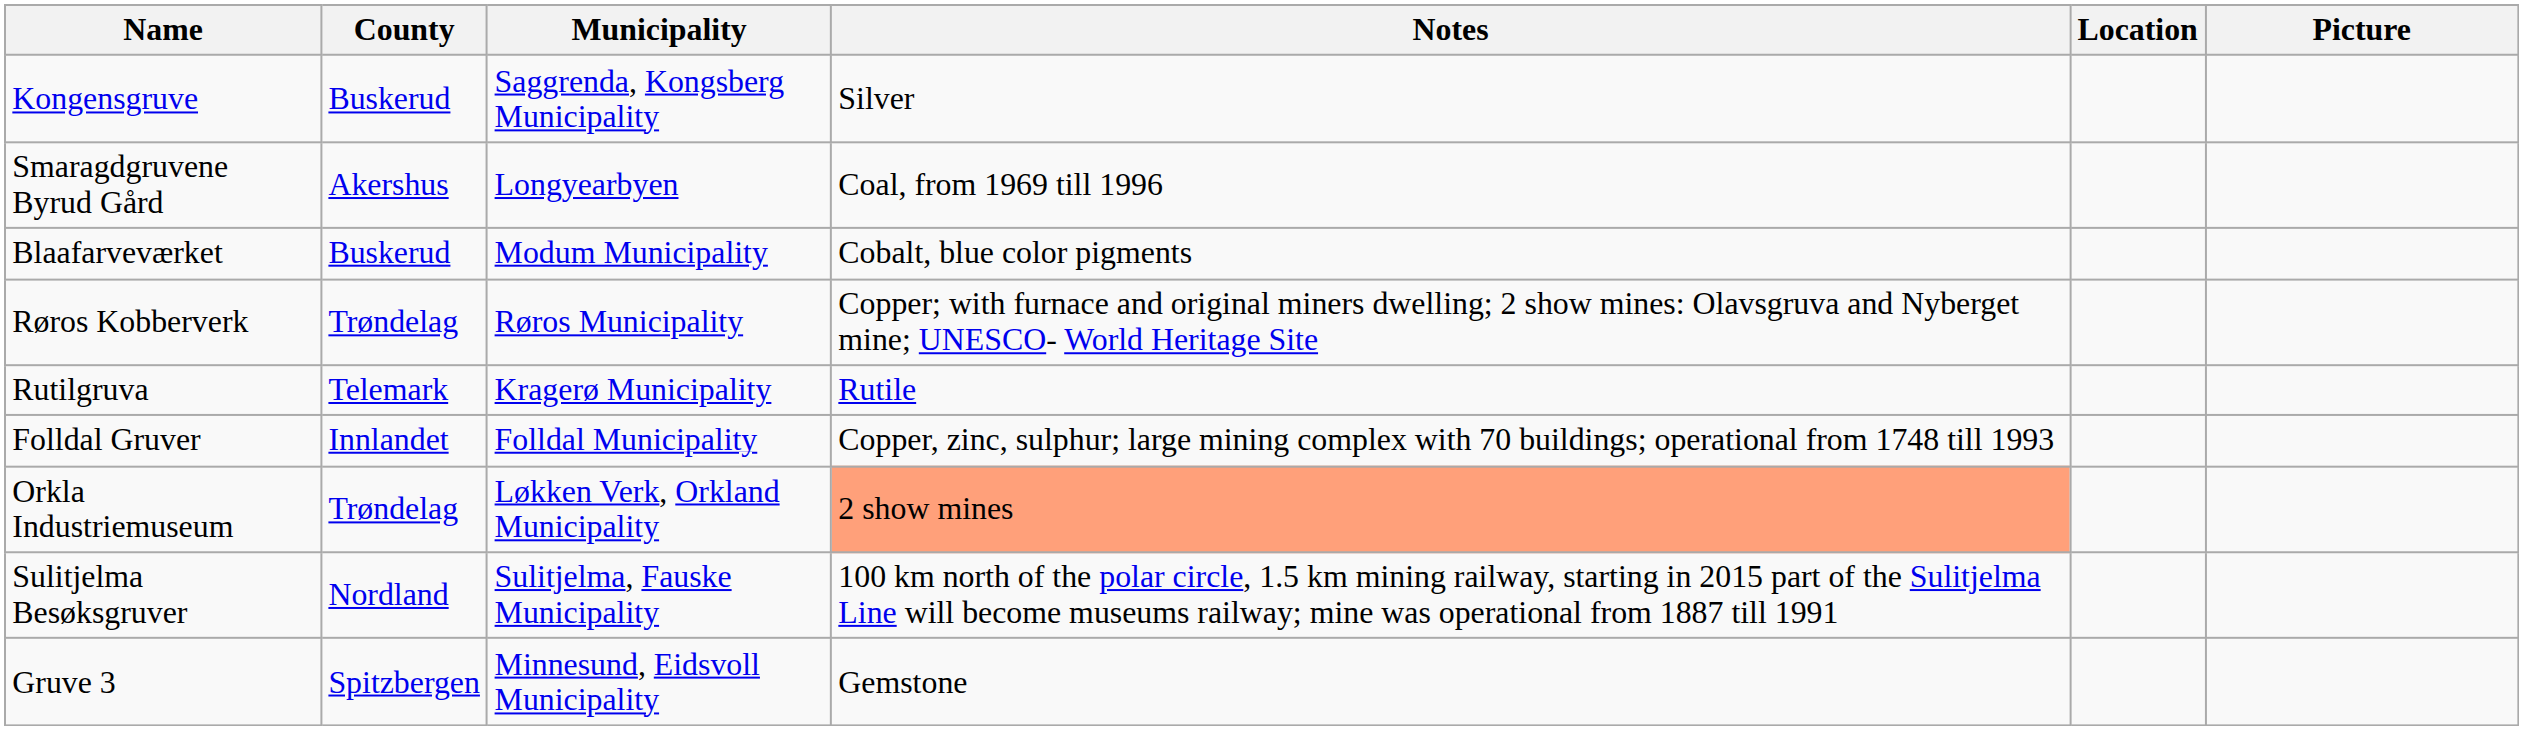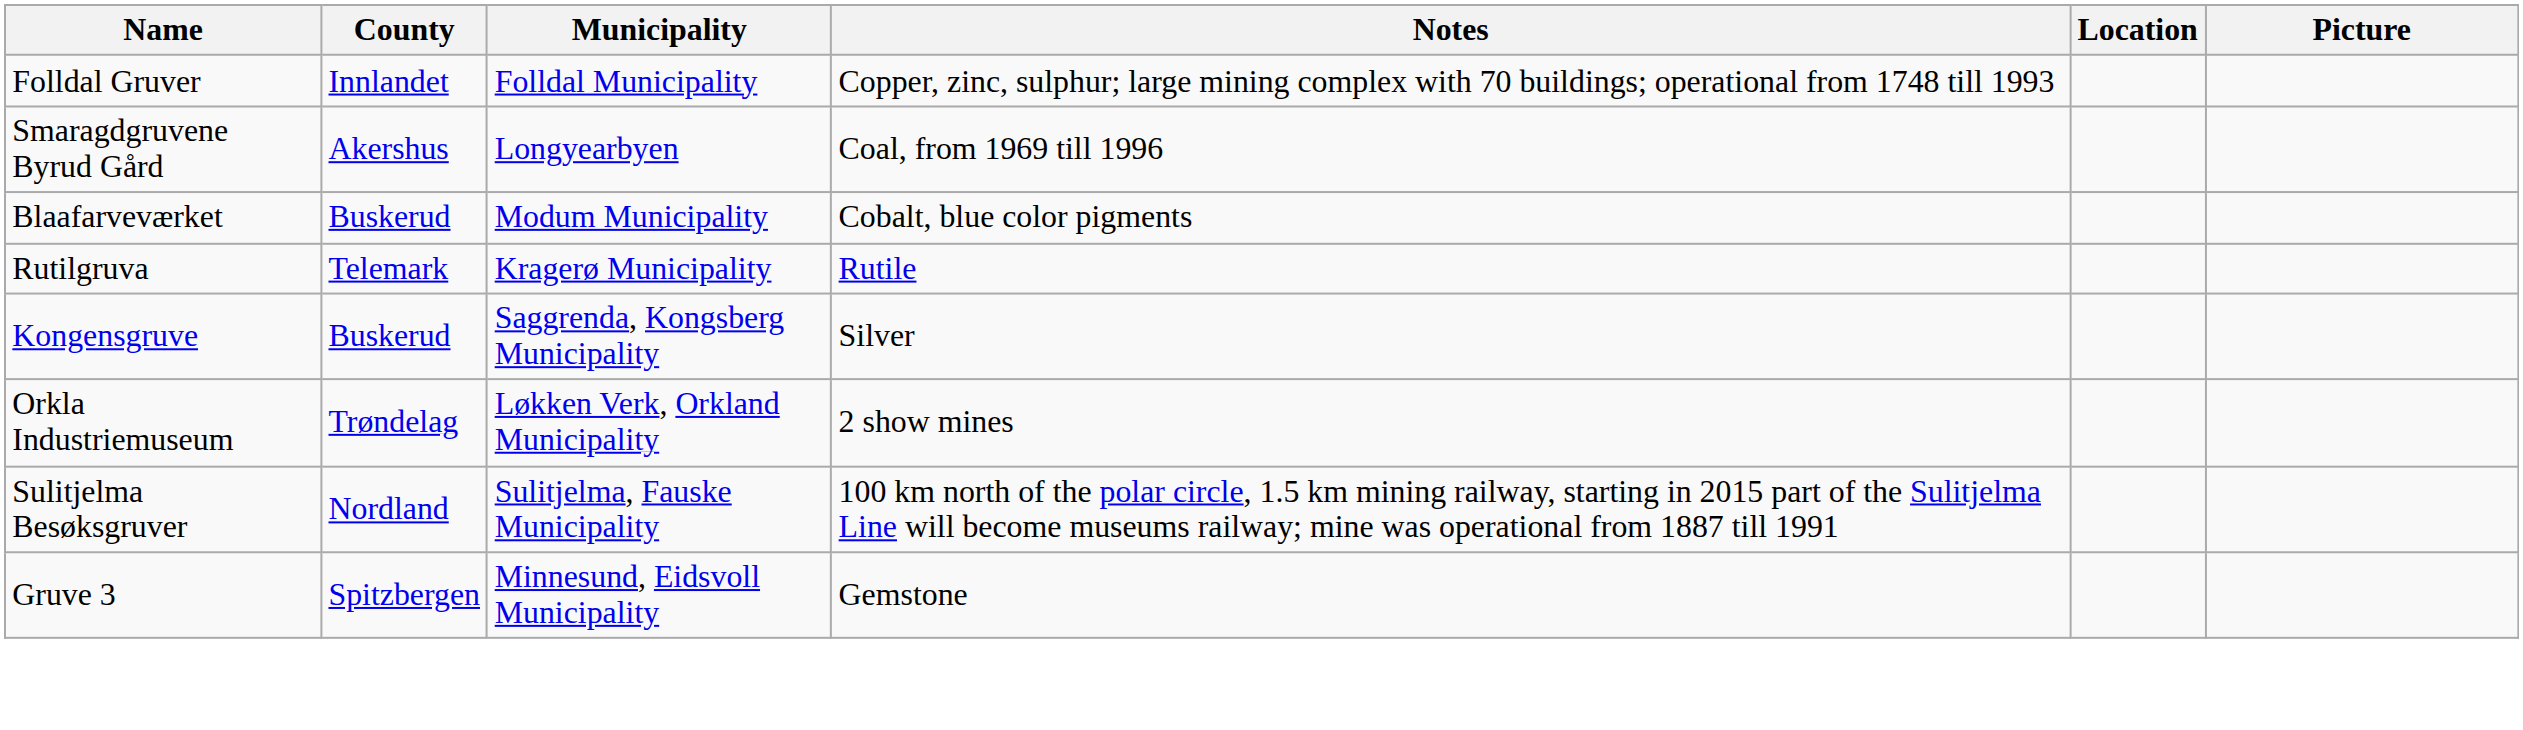rows swapped: (105, 98) <-> (107, 440)
- row: (130, 321)
(926, 508) lightsalmon background -> (926, 422) no background
